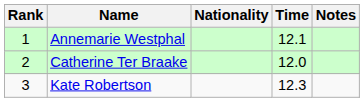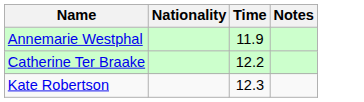- column: (26, 16)
(292, 39) 12.1 -> (250, 39) 11.9
(292, 62) 12.0 -> (250, 62) 12.2
